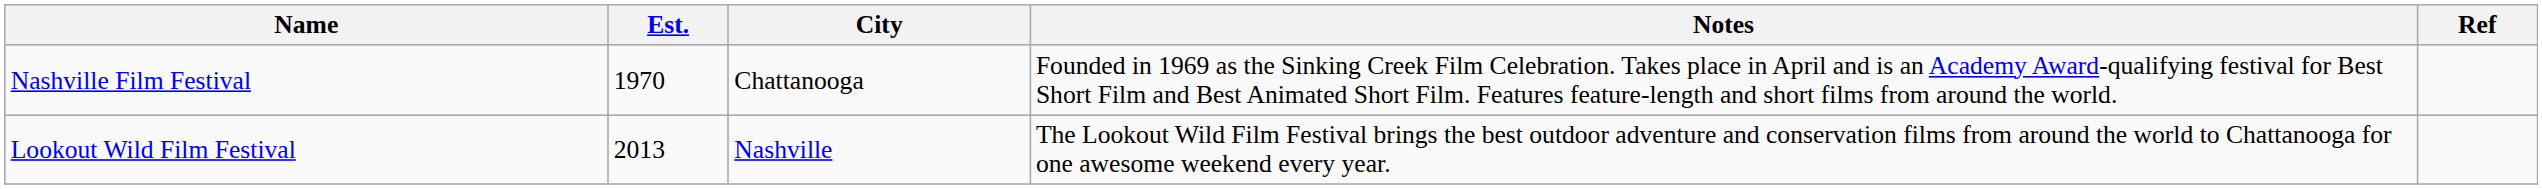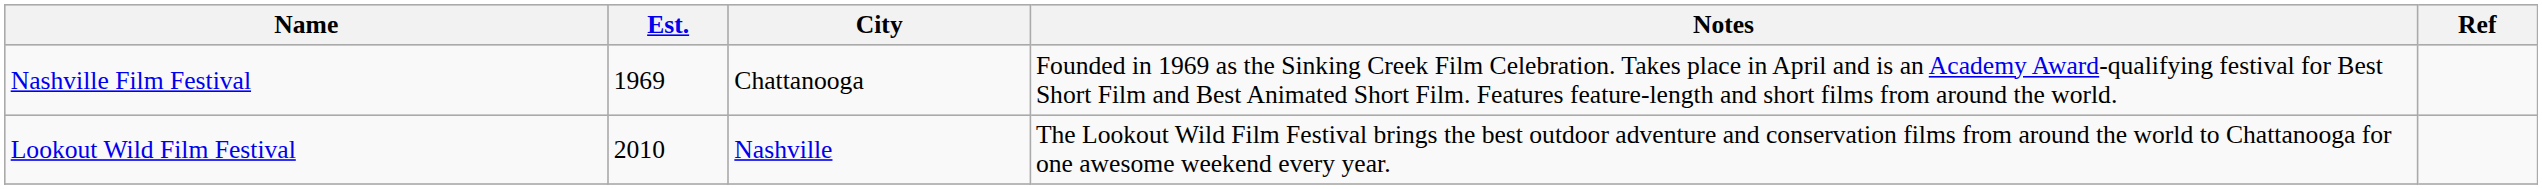(639, 79) 1970 -> (639, 79) 1969
(639, 149) 2013 -> (639, 149) 2010
